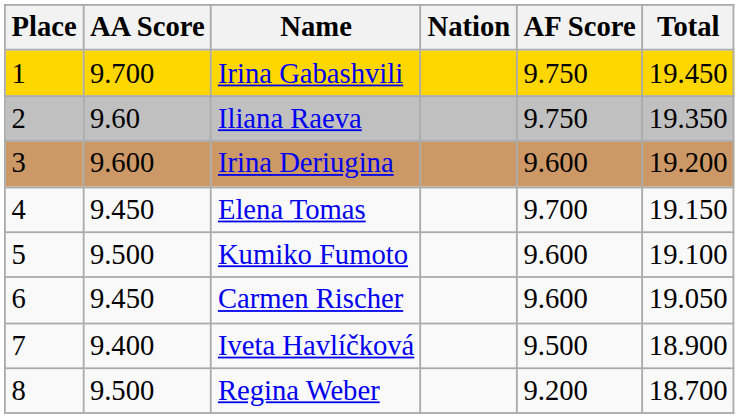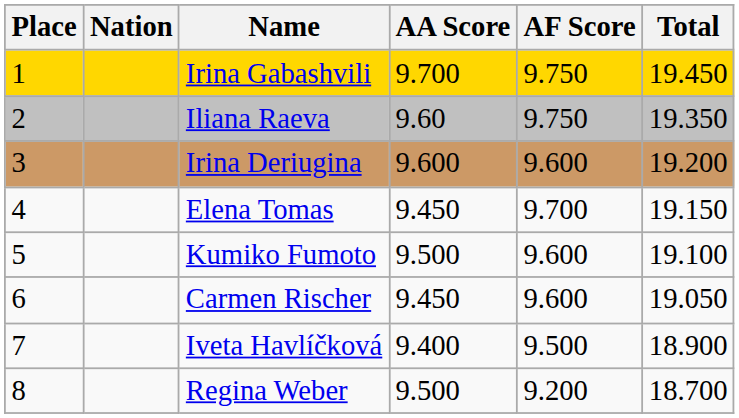columns swapped: (469, 27) <-> (147, 27)
